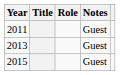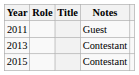columns swapped: (43, 12) <-> (68, 12)
(95, 45) Guest -> (105, 45) Contestant
(95, 62) Guest -> (105, 62) Contestant
